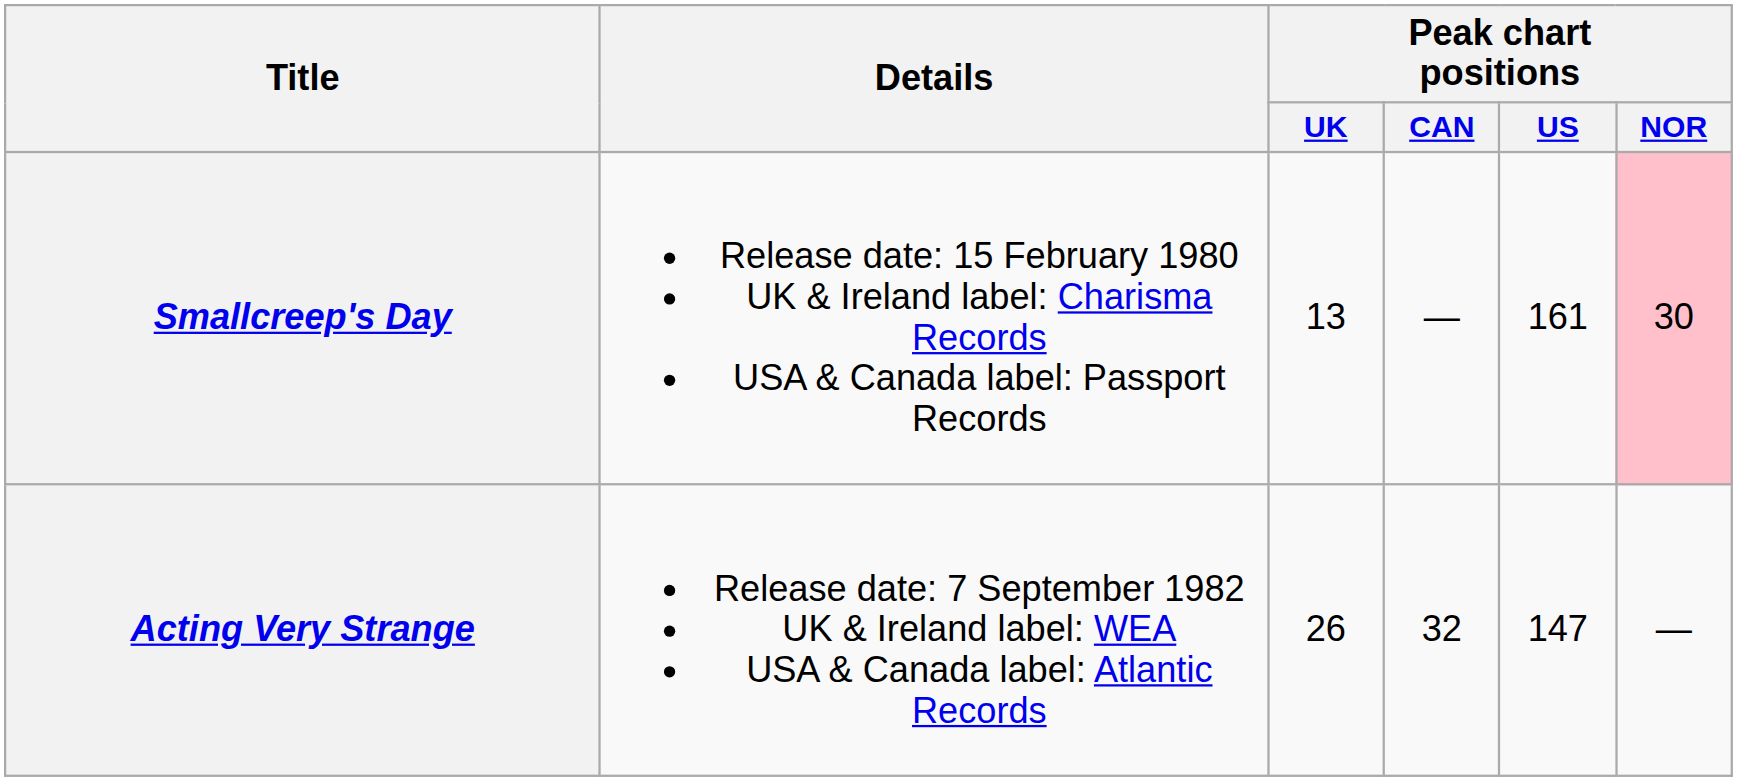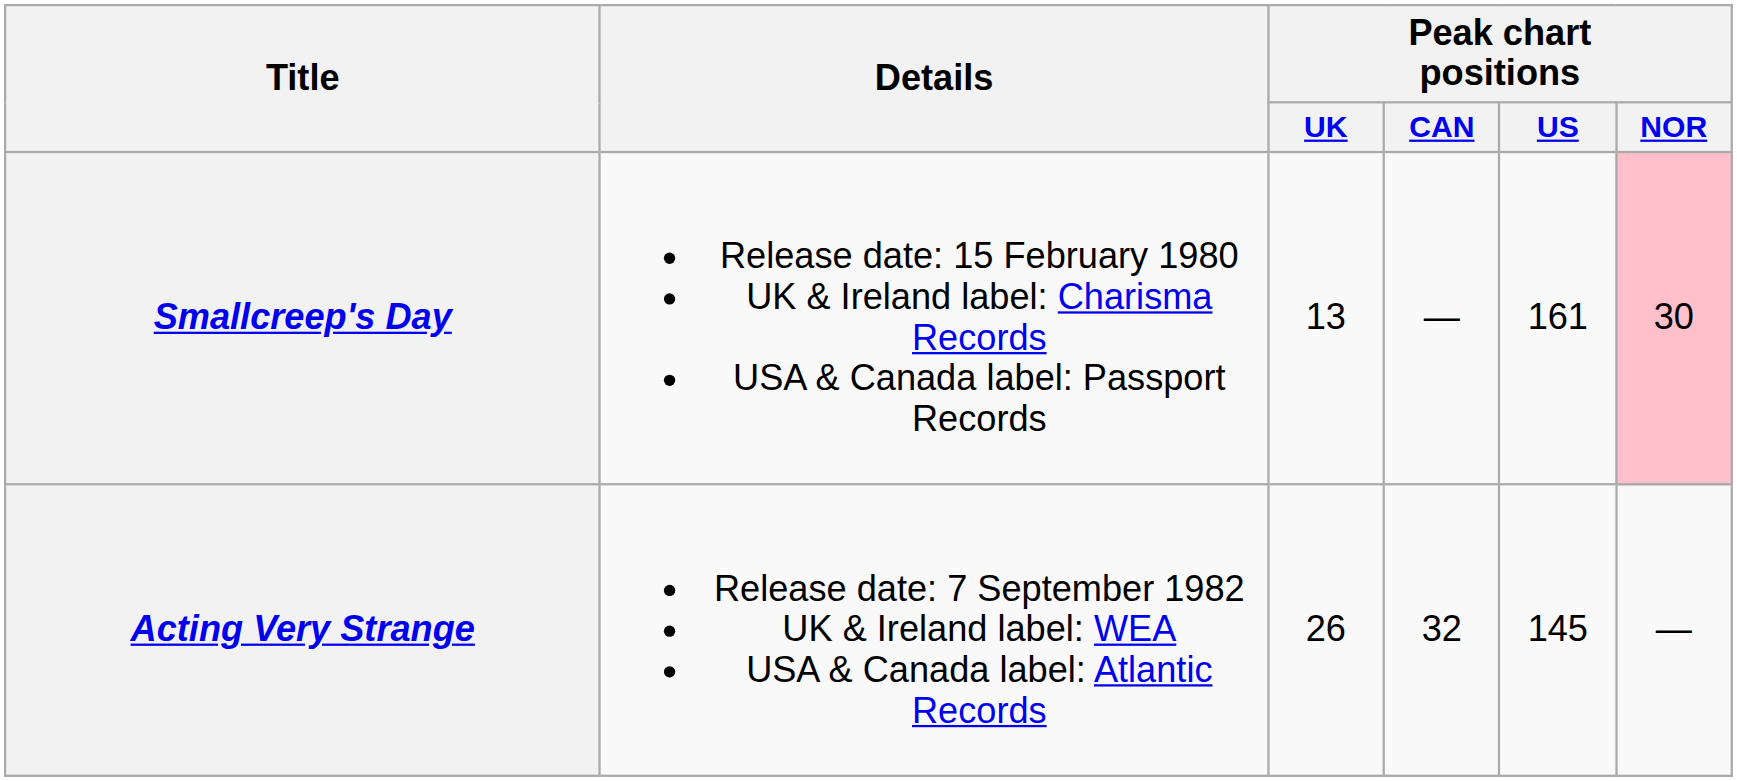(1558, 629) 147 -> (1558, 629) 145
